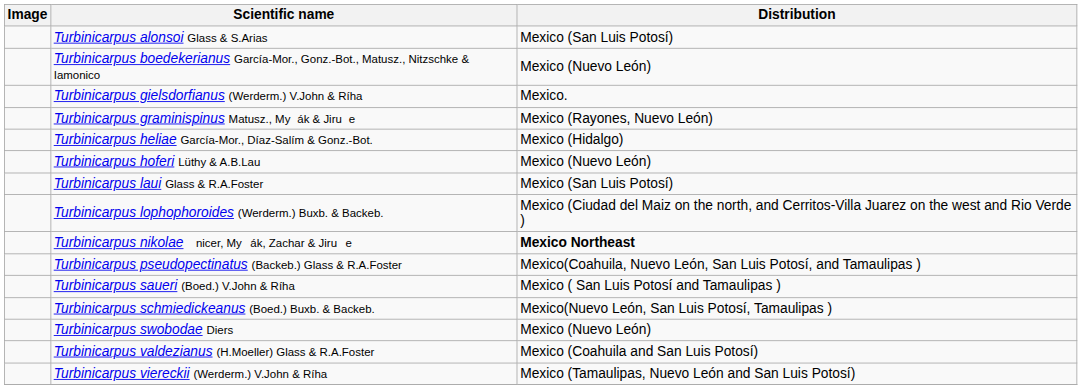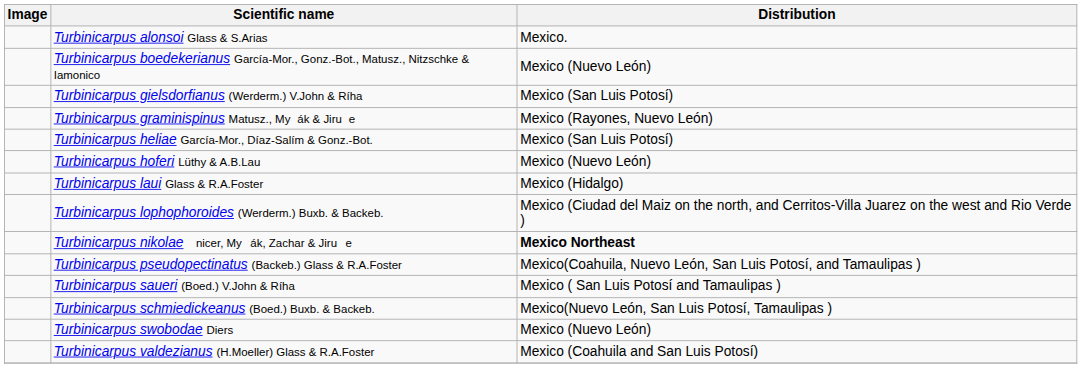(597, 37) Mexico (San Luis Potosí) -> (544, 37) Mexico.
(544, 96) Mexico. -> (597, 96) Mexico (San Luis Potosí)
(572, 140) Mexico (Hidalgo) -> (597, 140) Mexico (San Luis Potosí)
(597, 183) Mexico (San Luis Potosí) -> (572, 183) Mexico (Hidalgo)
- row: (190, 373)
